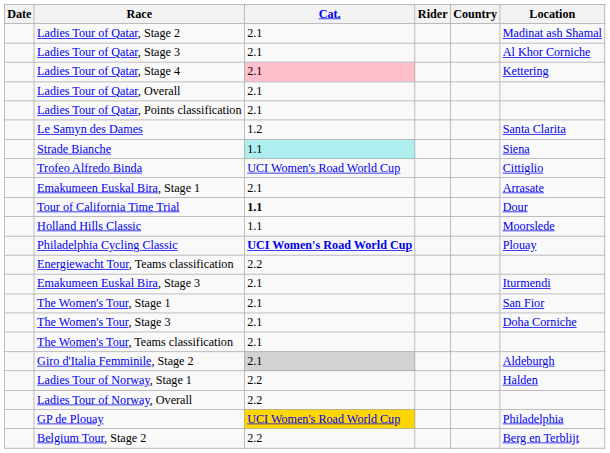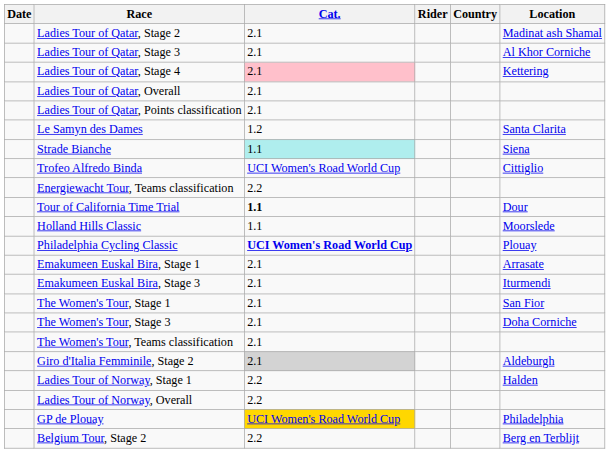rows swapped: (135, 264) <-> (119, 187)
